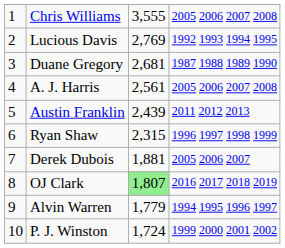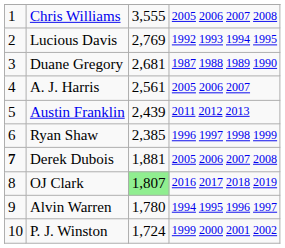(224, 87) 2005 2006 2007 2008 -> (211, 87) 2005 2006 2007
(149, 135) 2,315 -> (149, 135) 2,385
(12, 159) normal -> (12, 159) bold
(211, 159) 2005 2006 2007 -> (224, 159) 2005 2006 2007 2008
(149, 207) 1,779 -> (149, 207) 1,780
